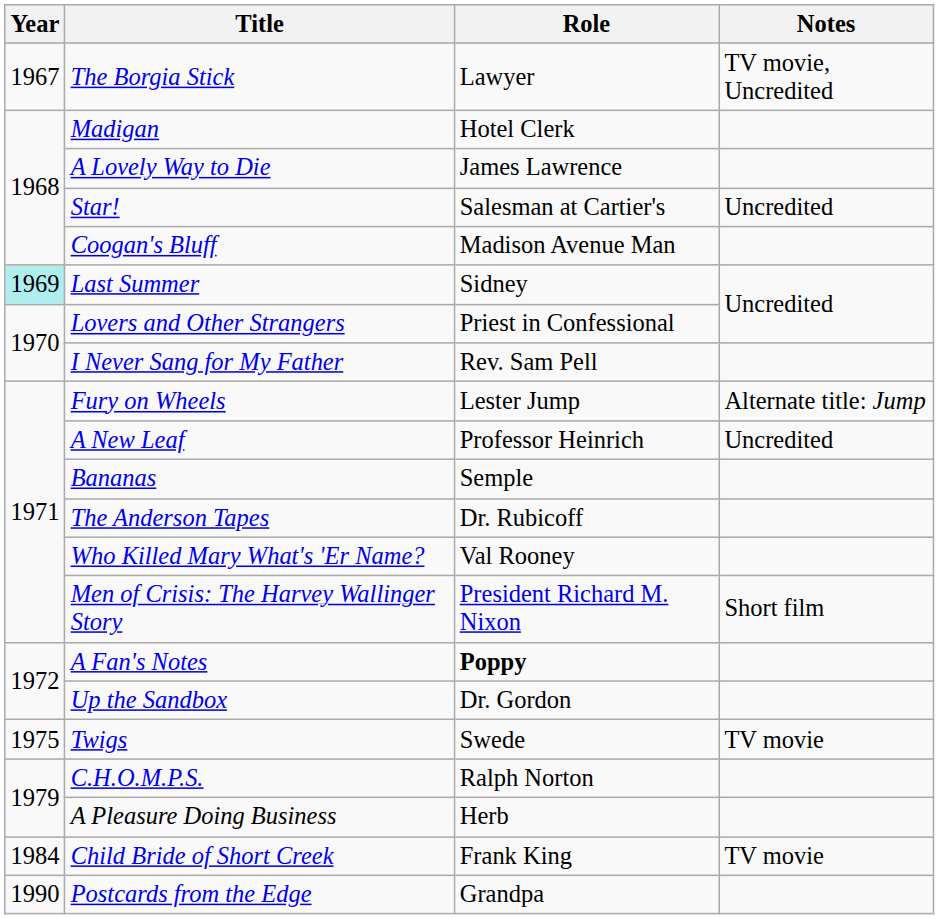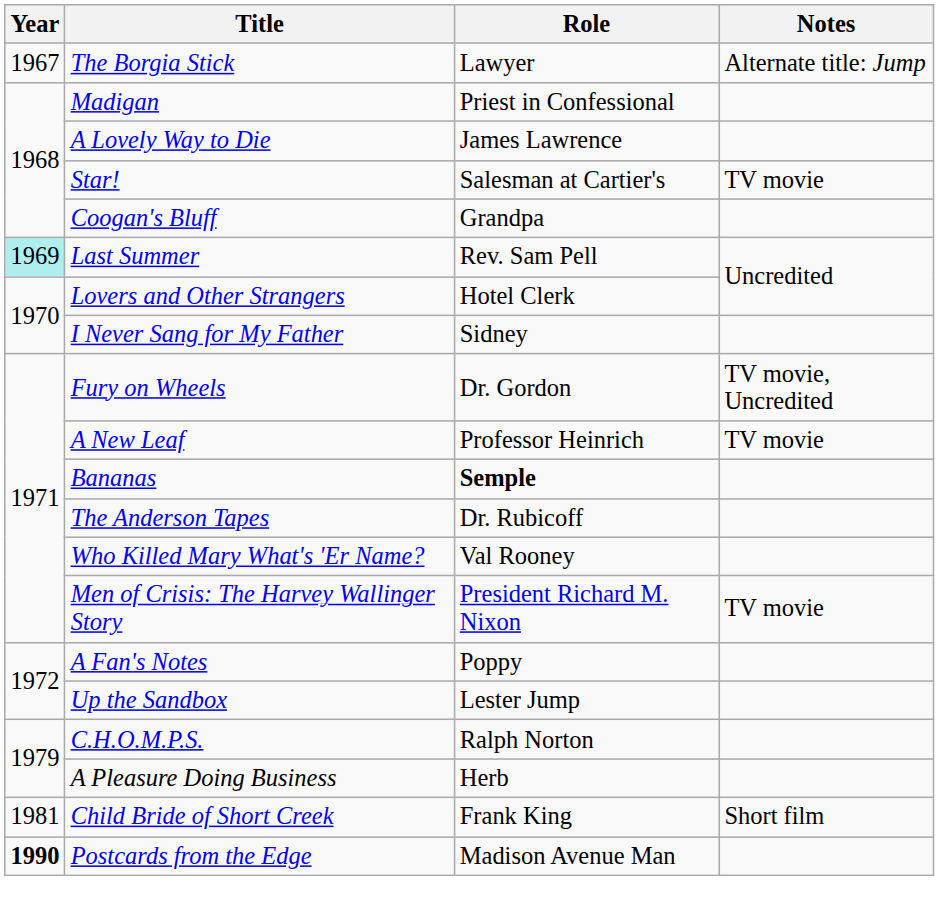(779, 76) TV movie, Uncredited -> (825, 62) Alternate title: Jump
(517, 129) Hotel Clerk -> (567, 101) Priest in Confessional
(779, 206) Uncredited -> (774, 179) TV movie
(568, 245) Madison Avenue Man -> (502, 218) Grandpa
(494, 284) Sidney -> (529, 256) Rev. Sam Pell
(567, 323) Priest in Confessional -> (517, 295) Hotel Clerk
(529, 362) Rev. Sam Pell -> (494, 334) Sidney
(520, 400) Lester Jump -> (516, 387) Dr. Gordon
(825, 400) Alternate title: Jump -> (779, 387) TV movie, Uncredited
(779, 439) Uncredited -> (774, 439) TV movie
(496, 478) normal -> (498, 478) bold
(774, 608) Short film -> (774, 608) TV movie
(493, 661) bold -> (491, 661) normal
(516, 700) Dr. Gordon -> (520, 700) Lester Jump
- row: (99, 738)
(35, 855) 1984 -> (35, 816) 1981
(774, 855) TV movie -> (774, 816) Short film
(35, 894) normal -> (35, 855) bold
(502, 894) Grandpa -> (568, 855) Madison Avenue Man
